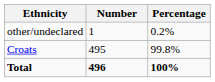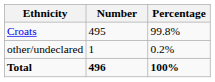rows swapped: (22, 49) <-> (45, 31)
